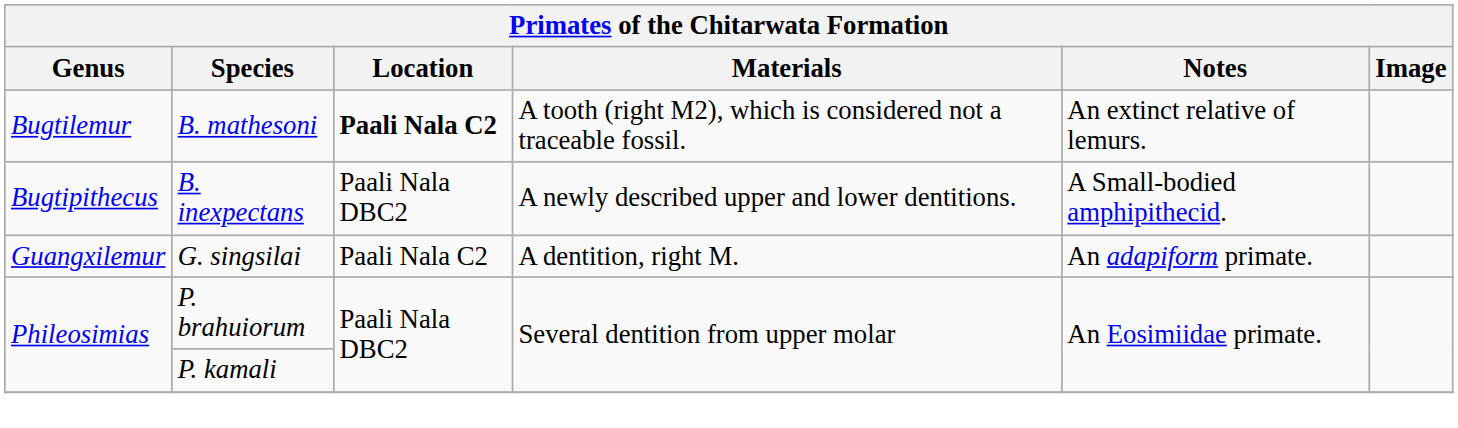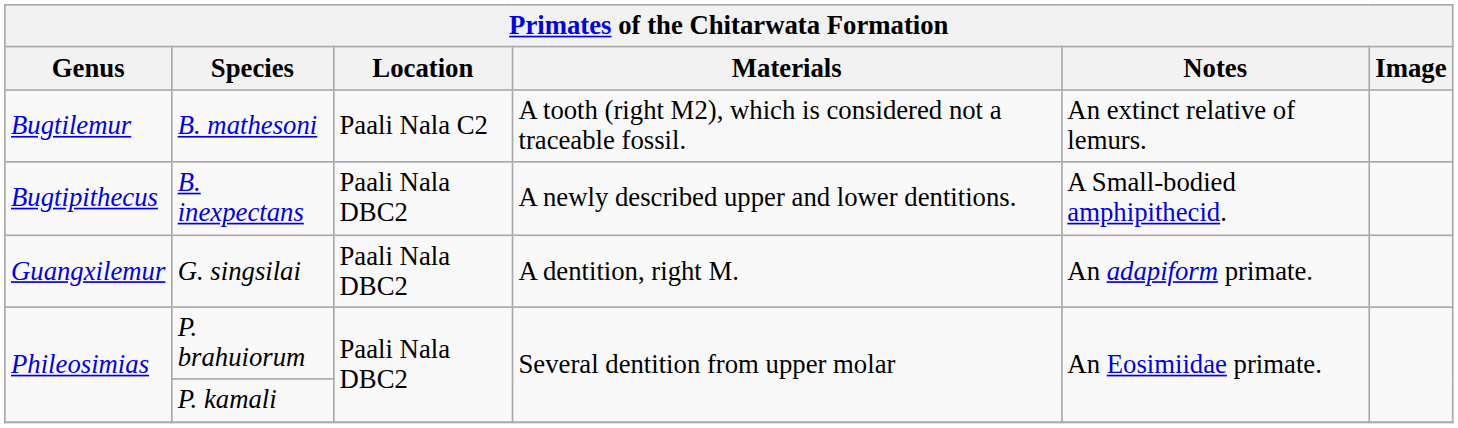(418, 125) bold -> (414, 125) normal
(414, 255) Paali Nala C2 -> (395, 270) Paali Nala DBC2
